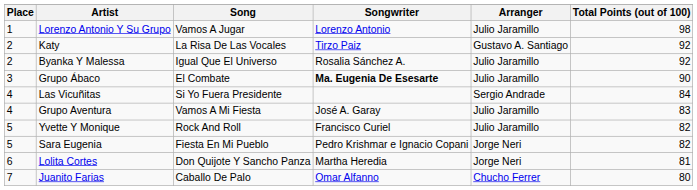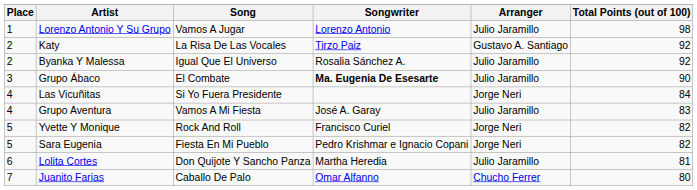(509, 95) Sergio Andrade -> (497, 95) Jorge Neri
(506, 128) Julio Jaramillo -> (497, 128) Jorge Neri
(497, 161) Jorge Neri -> (506, 161) Julio Jaramillo
